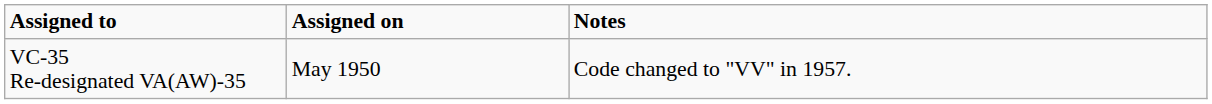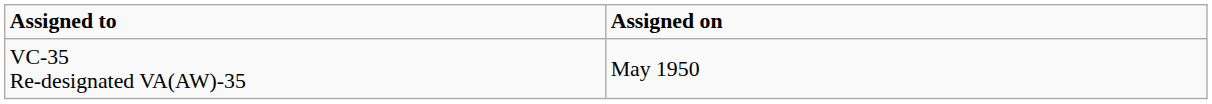- column: (600, 21)
